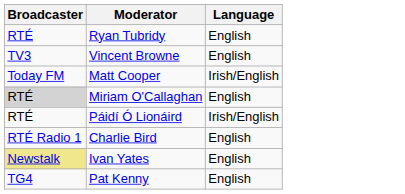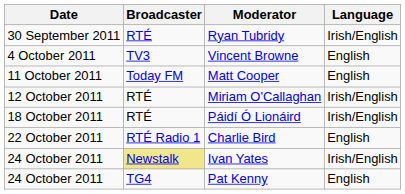+ column: (64, 14)
(230, 35) English -> (363, 35) Irish/English
(244, 76) Irish/English -> (348, 76) English
(20, 96) lightgrey background -> (139, 96) no background
(230, 96) English -> (363, 96) Irish/English
(230, 158) English -> (363, 158) Irish/English
